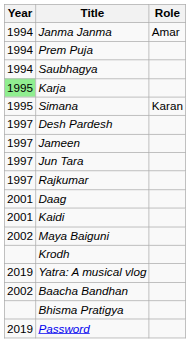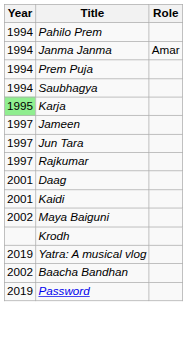+ row: (70, 32)
- row: (58, 106)
- row: (75, 124)
- row: (81, 310)
